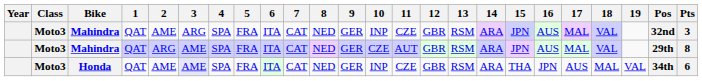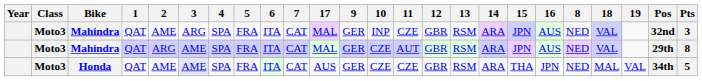columns swapped: (324, 13) <-> (577, 13)
(379, 66) INP -> (381, 66) CZE
(687, 66) 6 -> (687, 66) 5
